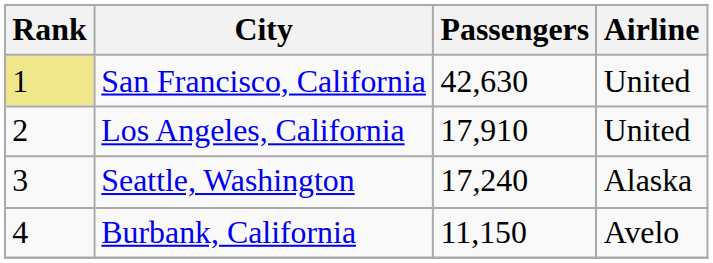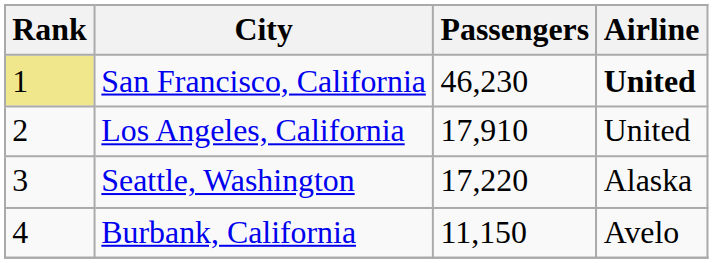(484, 80) 42,630 -> (484, 80) 46,230
(647, 80) normal -> (650, 80) bold
(484, 181) 17,240 -> (484, 181) 17,220
